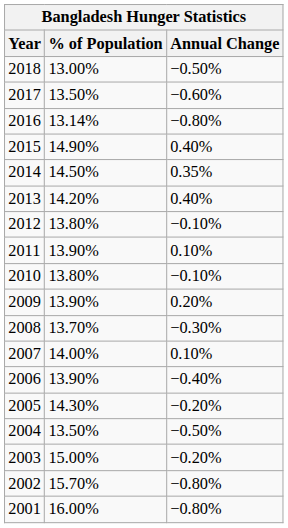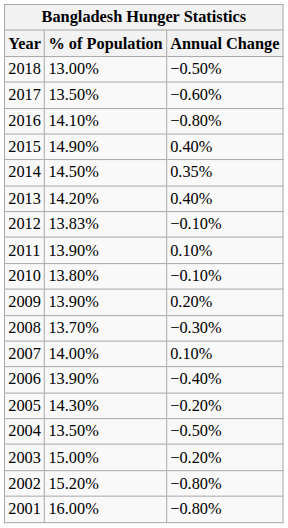(74, 120) 13.14% -> (74, 120) 14.10%
(74, 224) 13.80% -> (74, 224) 13.83%
(74, 483) 15.70% -> (74, 483) 15.20%
